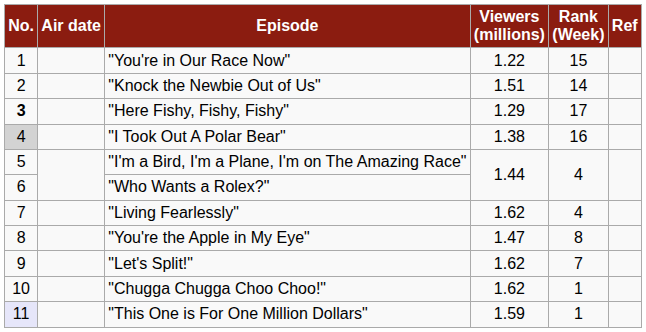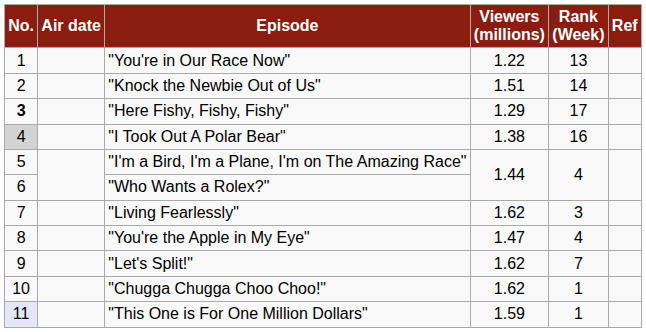(578, 60) 15 -> (578, 60) 13
(578, 212) 4 -> (578, 212) 3
(578, 238) 8 -> (578, 238) 4
